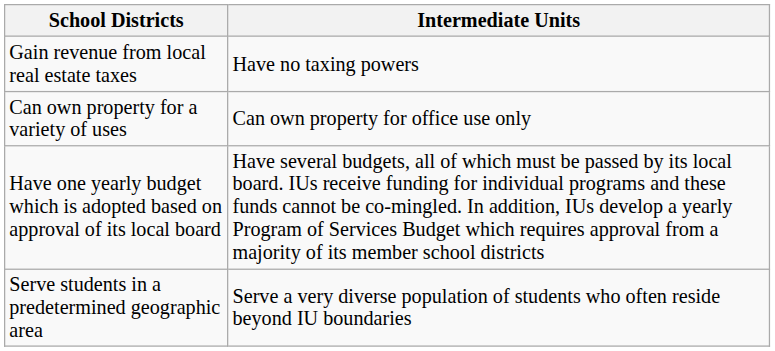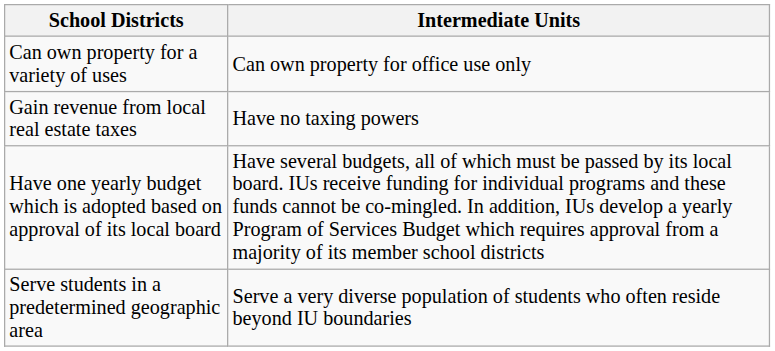rows swapped: (108, 63) <-> (103, 118)
